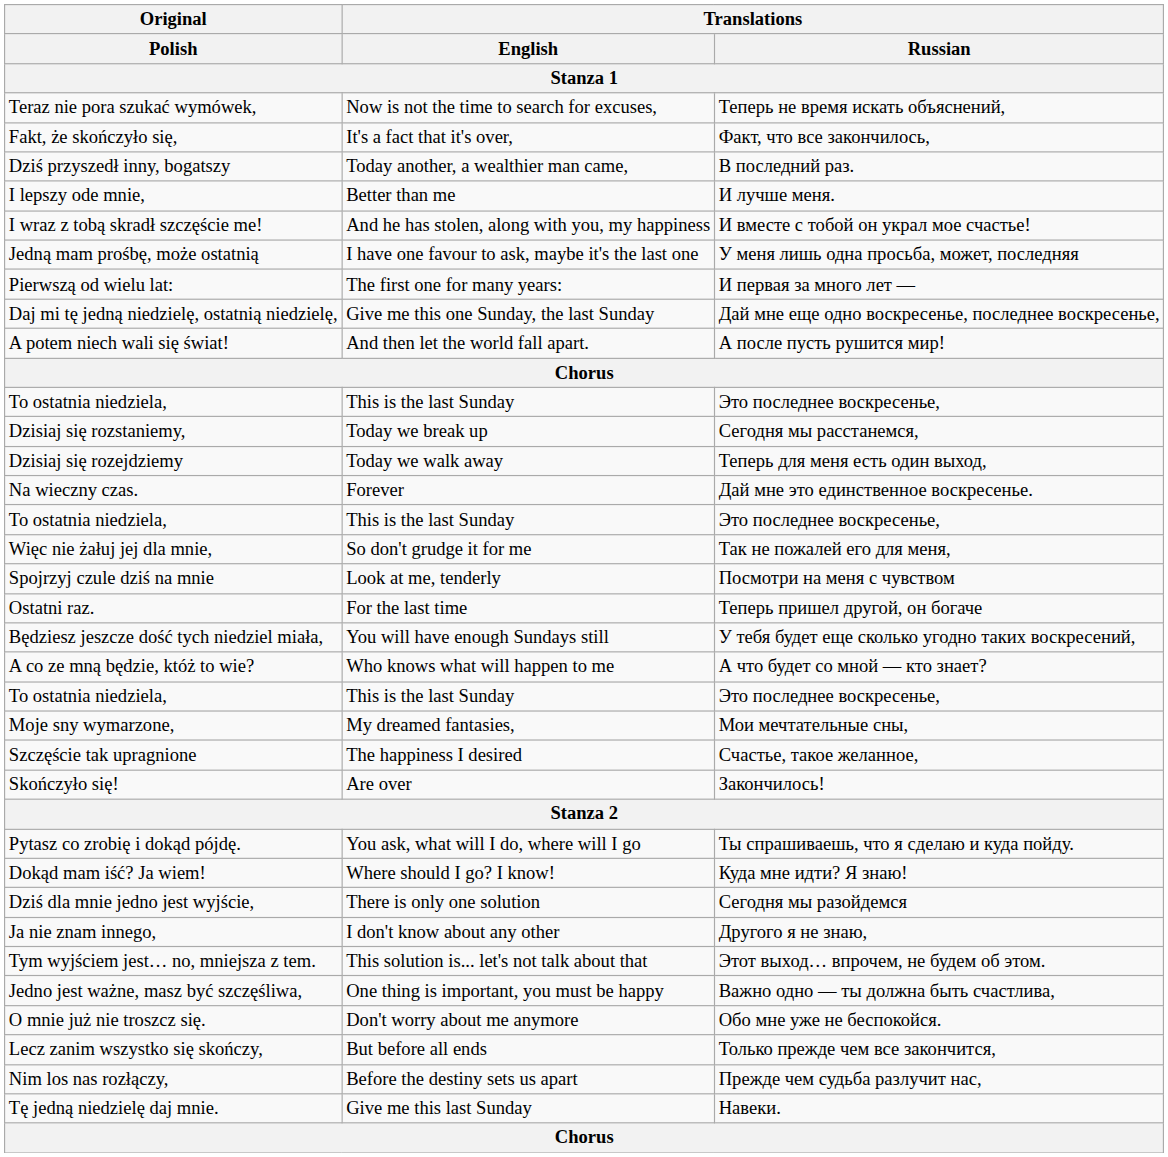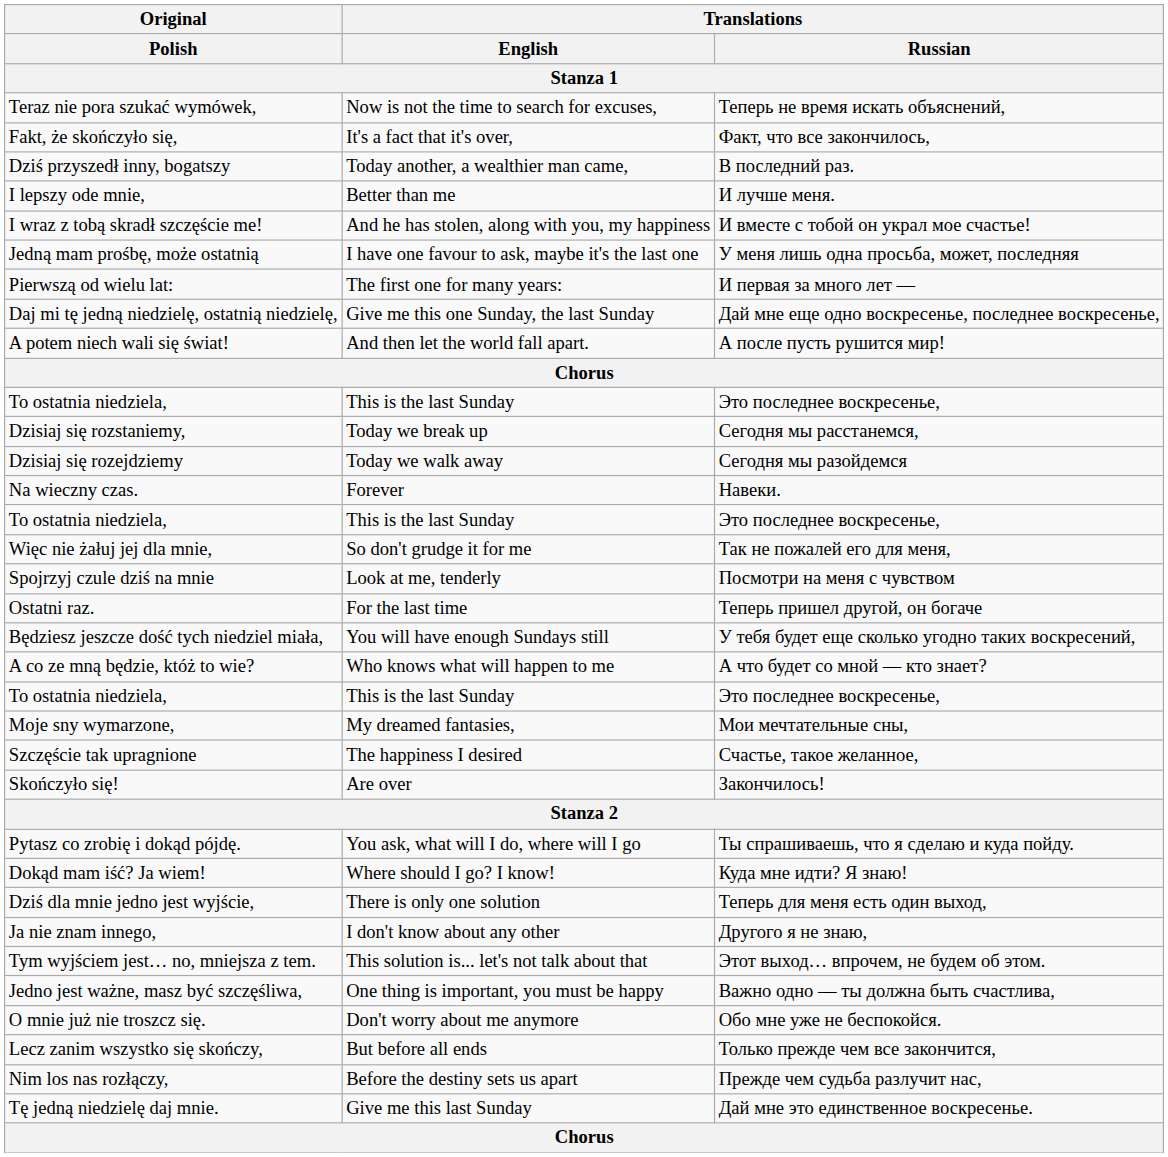(853, 460) Теперь для меня есть один выход, -> (813, 460) Сегодня мы разойдемся
(876, 490) Дай мне это единственное воскресенье. -> (750, 490) Навеки.
(813, 902) Сегодня мы разойдемся -> (853, 902) Теперь для меня есть один выход,
(750, 1108) Навеки. -> (876, 1108) Дай мне это единственное воскресенье.
